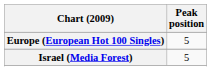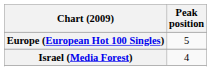(187, 57) 5 -> (187, 57) 4
